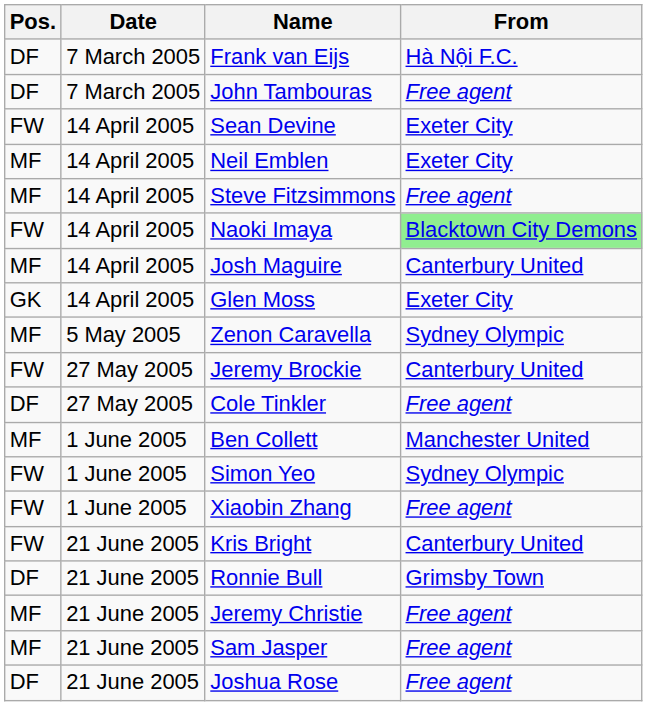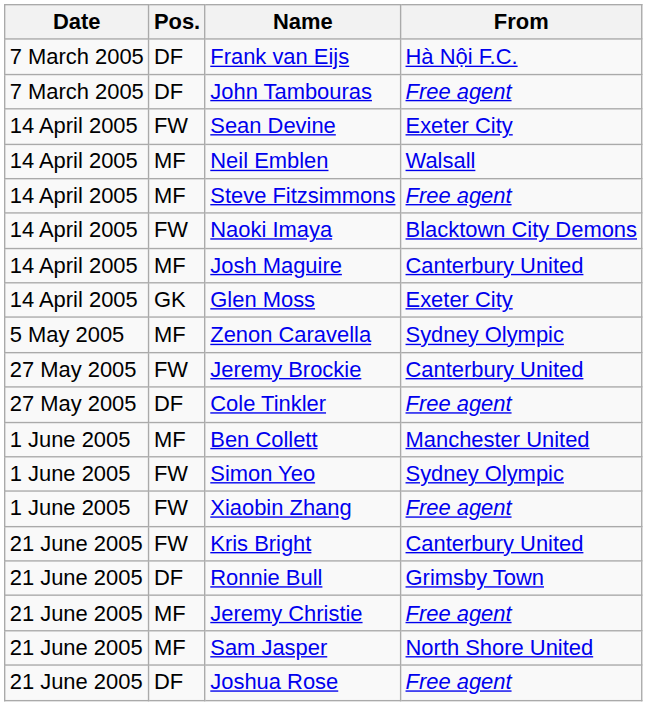columns swapped: (133, 21) <-> (33, 21)
(459, 160) Exeter City -> (440, 160) Walsall
(521, 230) lightgreen background -> (521, 230) no background
(459, 647) Free agent -> (499, 647) North Shore United
